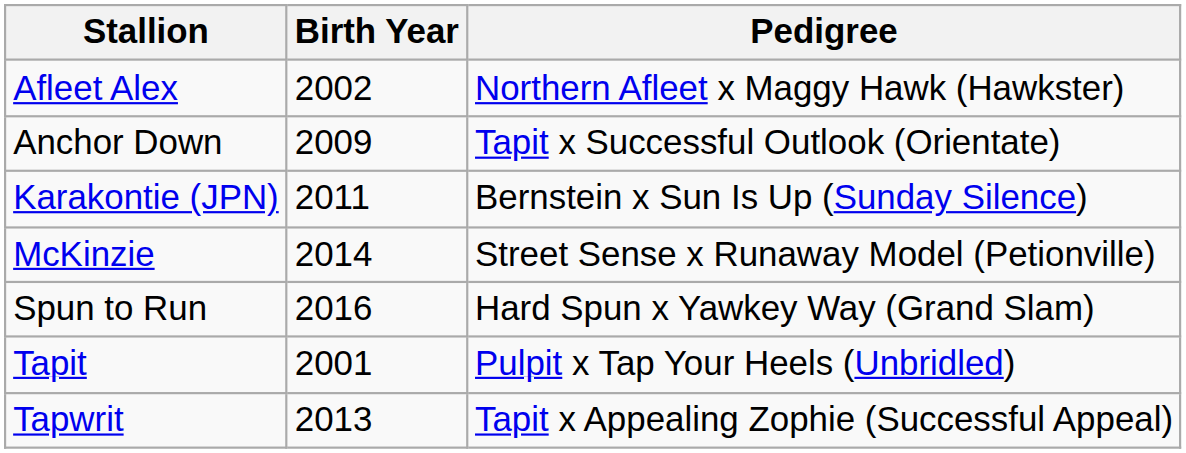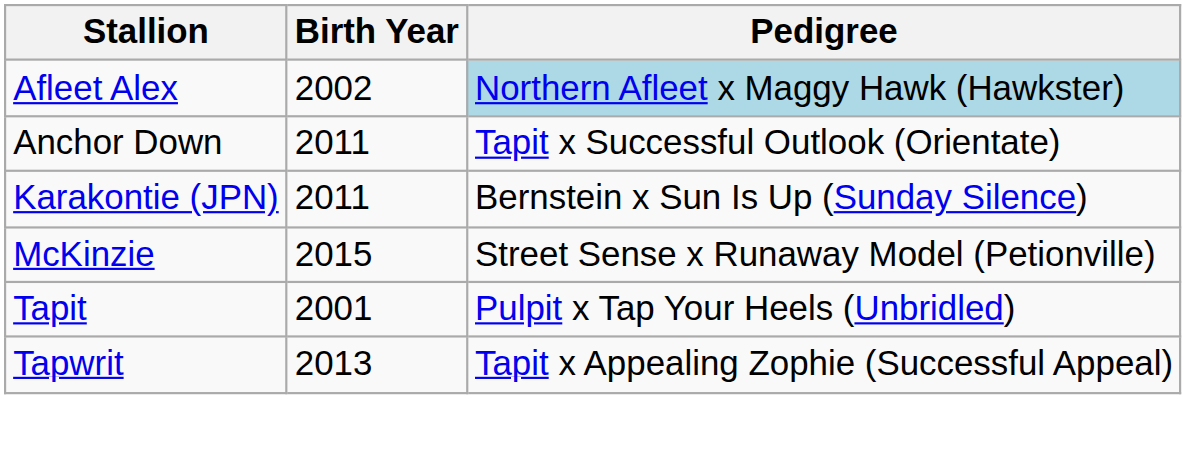(800, 87) no background -> (800, 87) lightblue background
(334, 142) 2009 -> (332, 142) 2011
(334, 253) 2014 -> (334, 253) 2015
- row: (110, 308)
